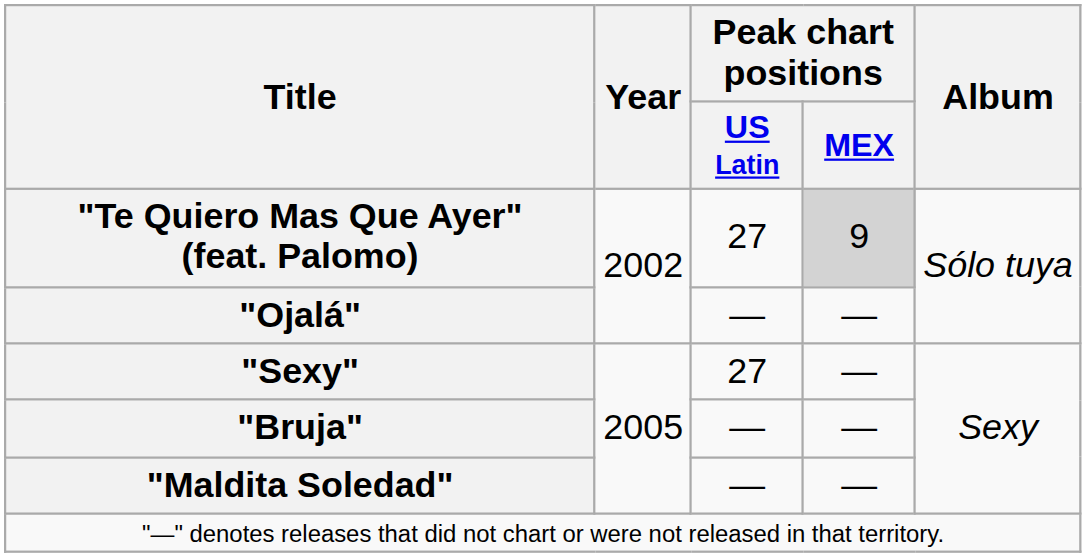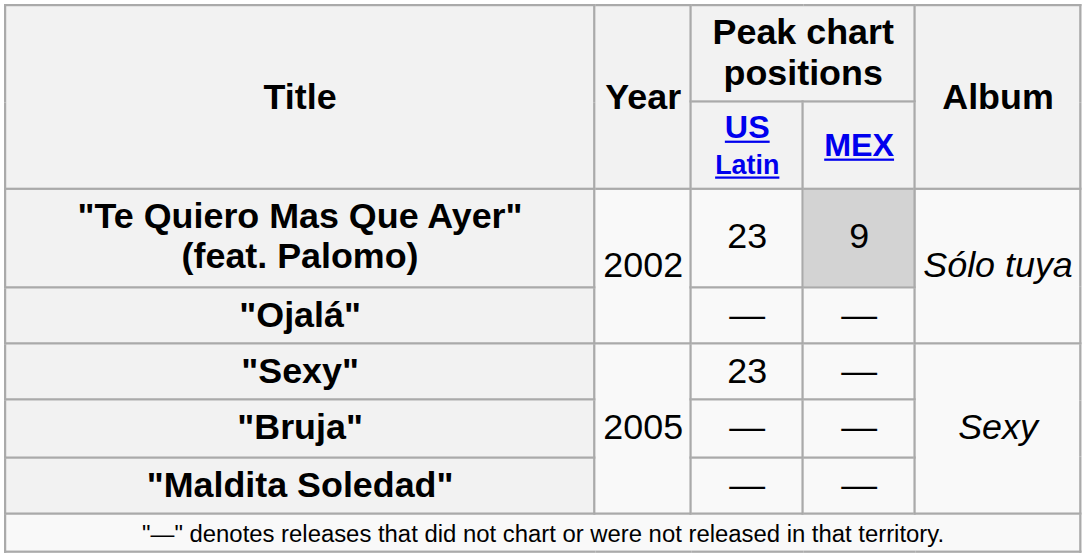(747, 237) 27 -> (747, 237) 23
(747, 370) 27 -> (747, 370) 23
